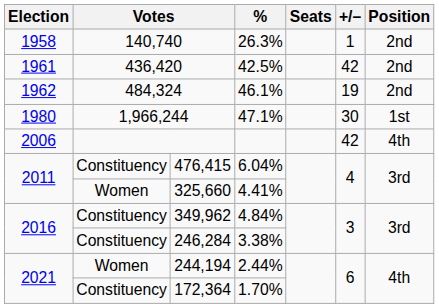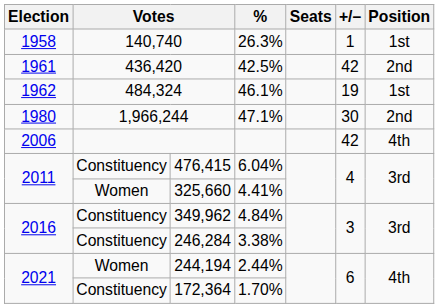(399, 41) 2nd -> (399, 41) 1st
(399, 91) 2nd -> (399, 91) 1st
(399, 116) 1st -> (399, 116) 2nd
